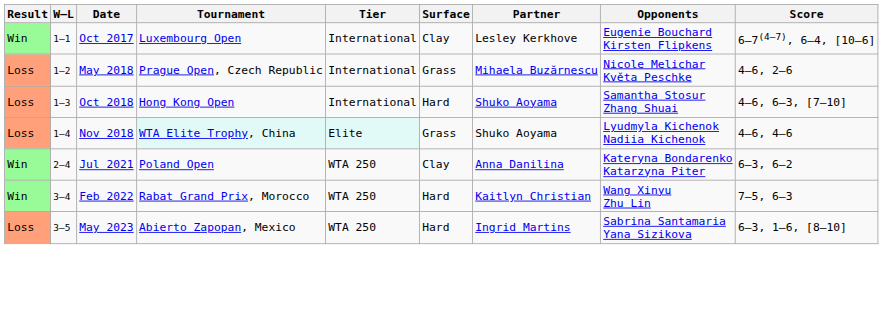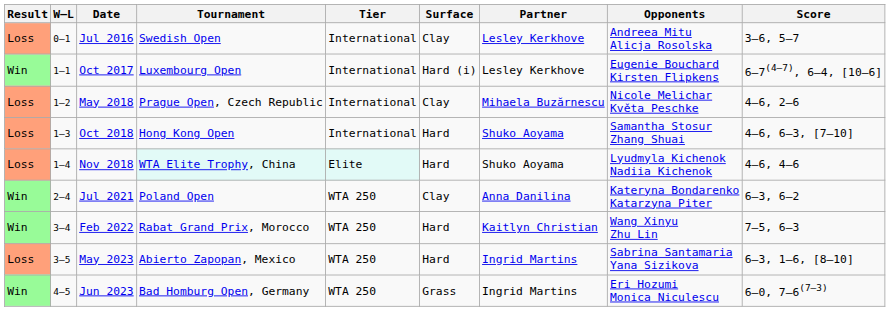+ row: (106, 39)
(436, 39) Clay -> (449, 70) Hard (i)
(439, 70) Grass -> (436, 102) Clay
(439, 133) Grass -> (436, 165) Hard
+ row: (106, 290)
